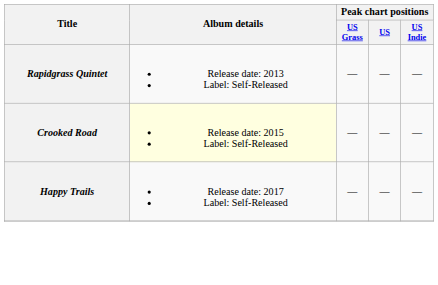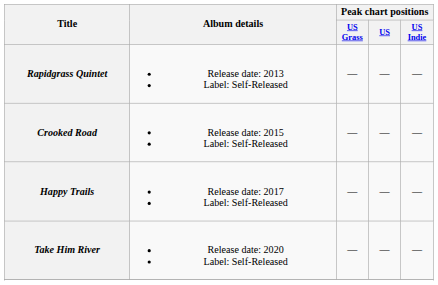(233, 138) lightyellow background -> (233, 138) no background
+ row: (67, 250)
